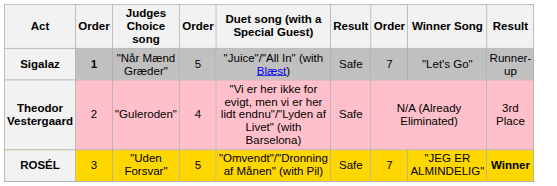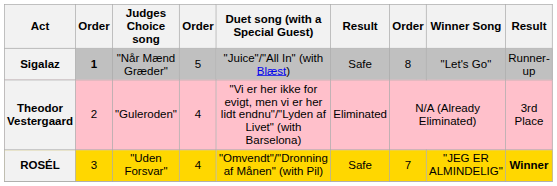(389, 64) 7 -> (408, 64) 8
(351, 114) Safe -> (360, 114) Eliminated
(198, 165) 5 -> (198, 165) 4
